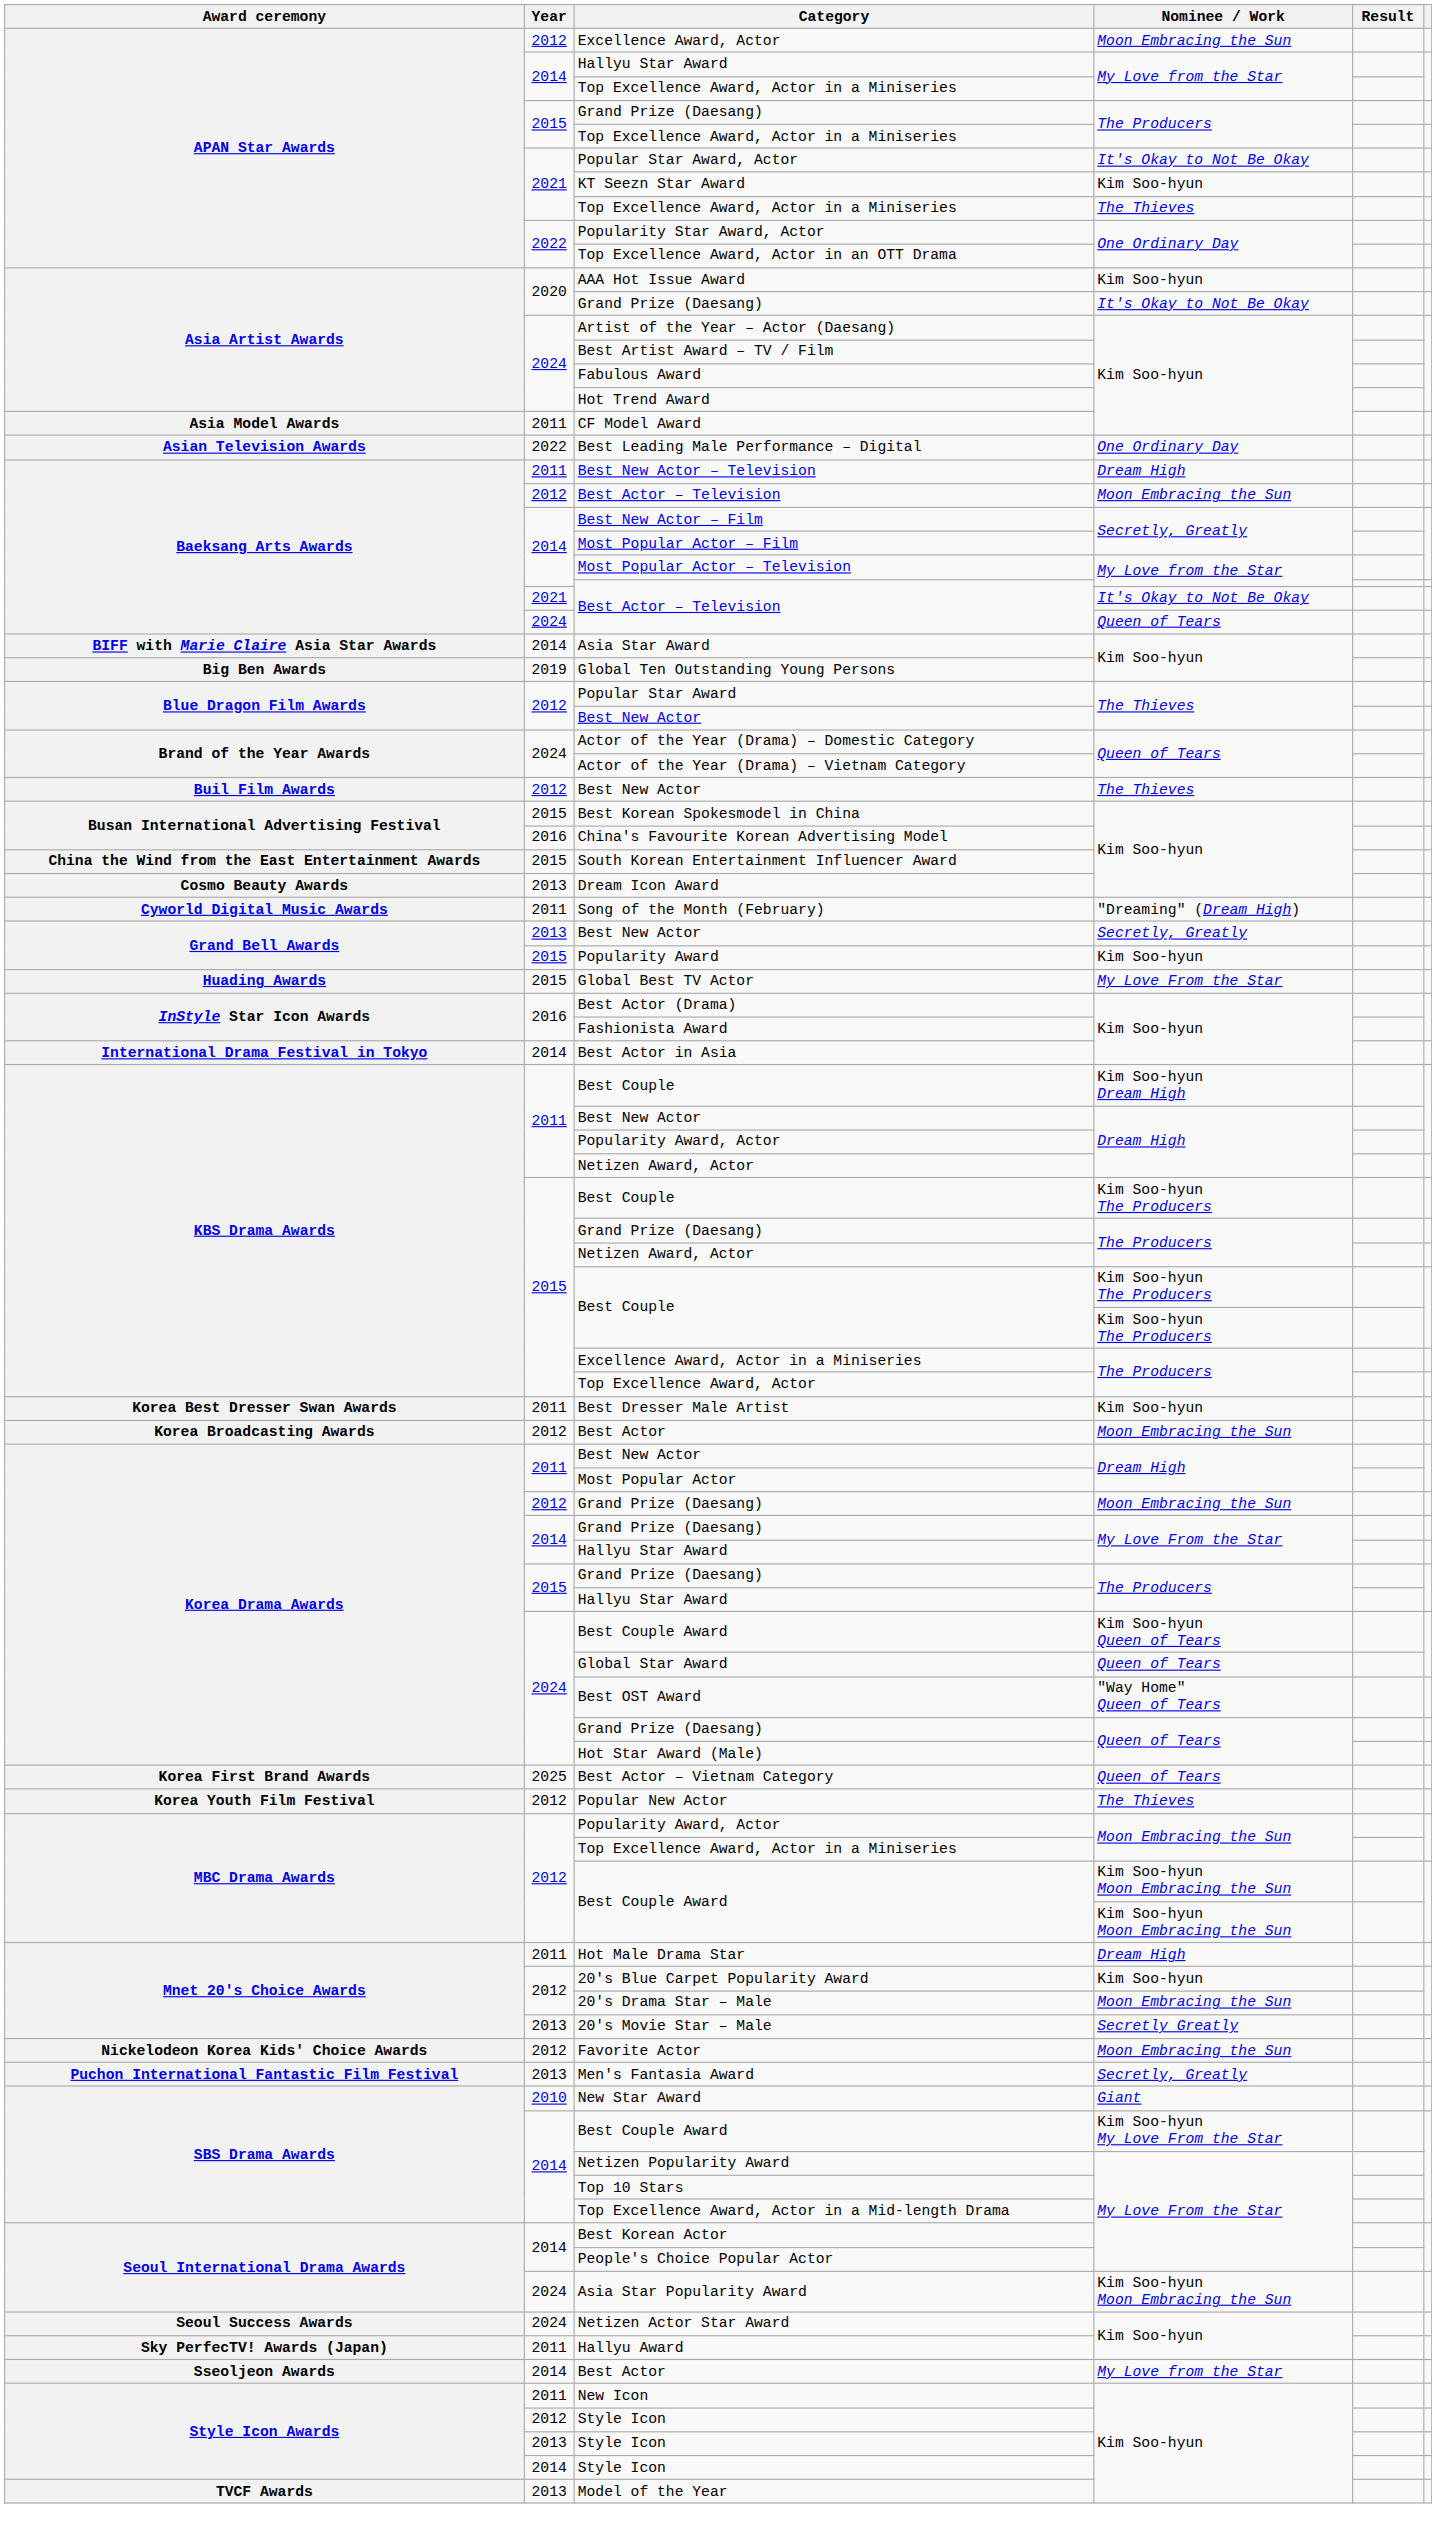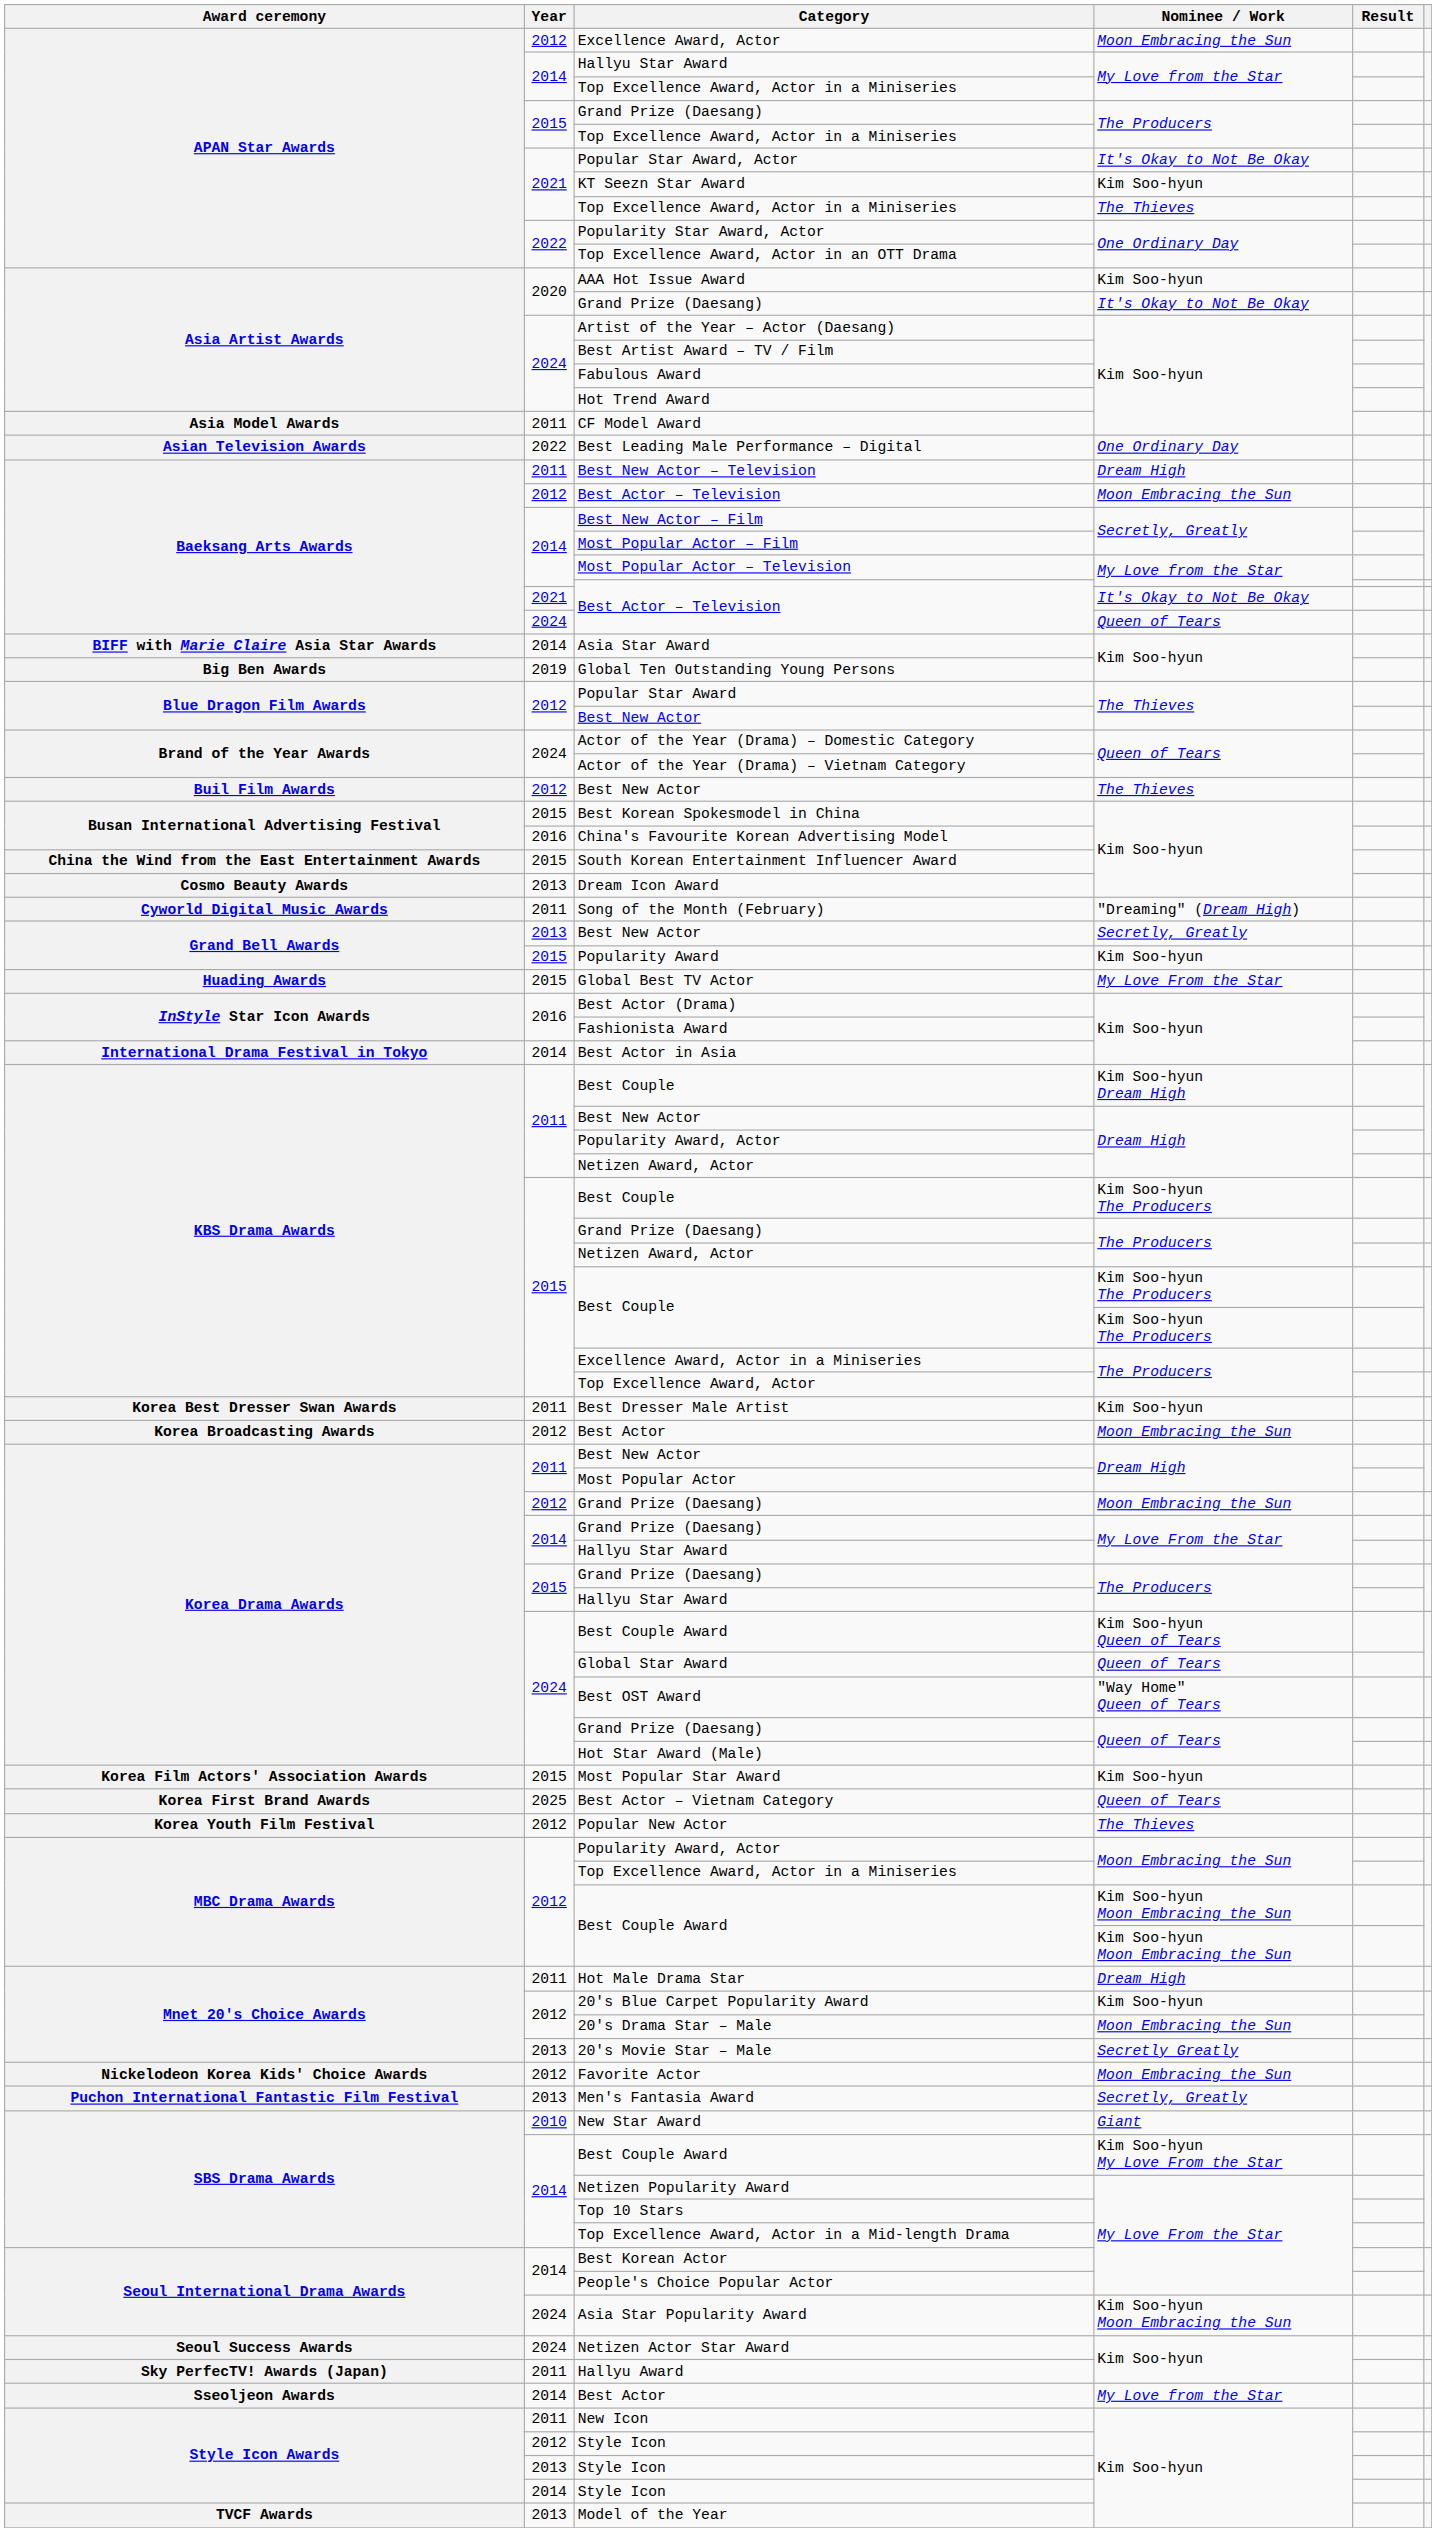+ row: (549, 1777)
